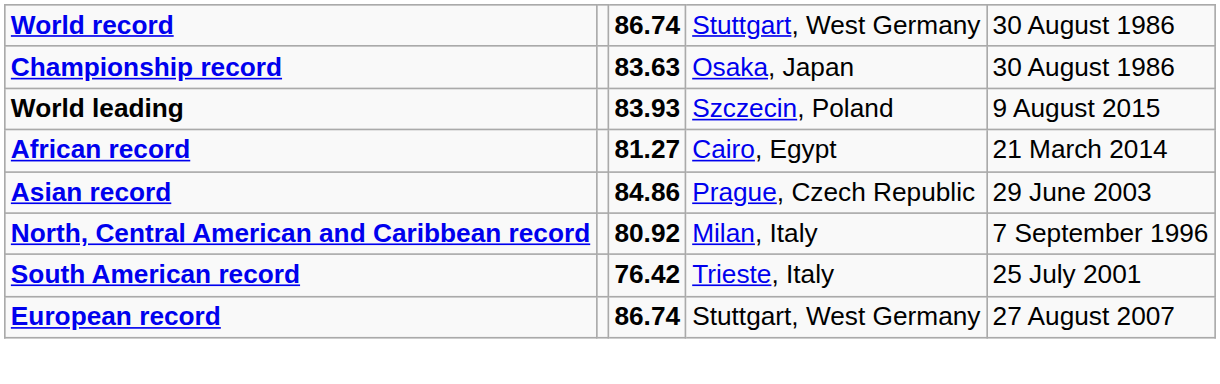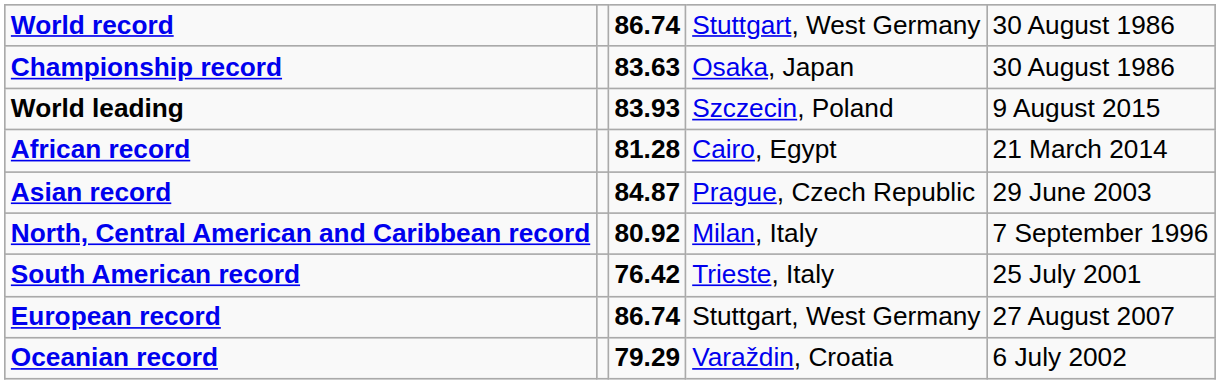(647, 150) 81.27 -> (647, 150) 81.28
(647, 191) 84.86 -> (647, 191) 84.87
+ row: (114, 358)
